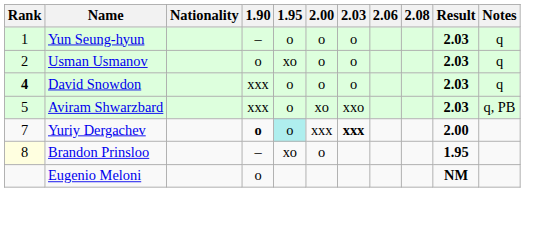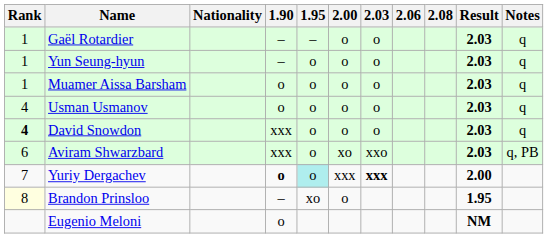+ row: (91, 38)
+ row: (117, 84)
(25, 61) 2 -> (25, 107) 4
(290, 61) xo -> (313, 107) o
(25, 107) 5 -> (25, 152) 6
